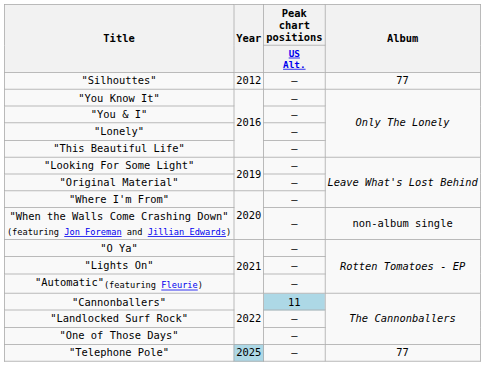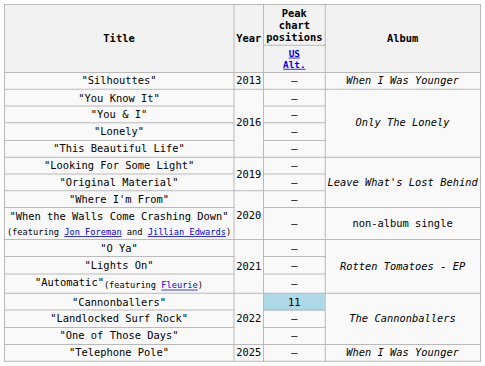(249, 81) 2012 -> (249, 81) 2013
(403, 81) 77 -> (403, 81) When I Was Younger
(249, 353) lightblue background -> (249, 353) no background
(403, 353) 77 -> (403, 353) When I Was Younger
